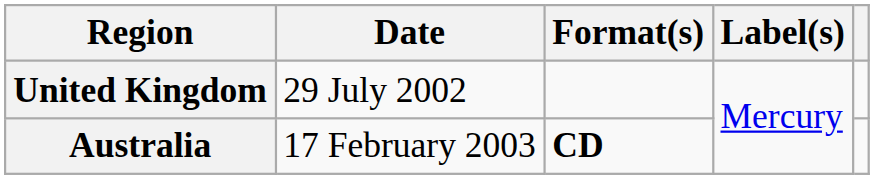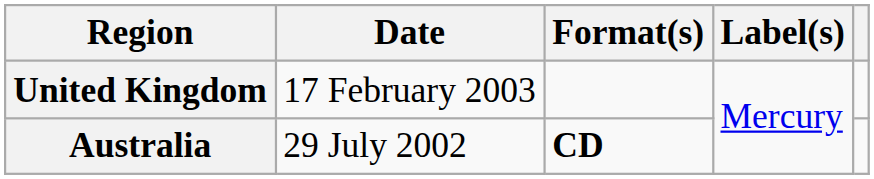(375, 88) 29 July 2002 -> (410, 88) 17 February 2003
(410, 145) 17 February 2003 -> (375, 145) 29 July 2002
